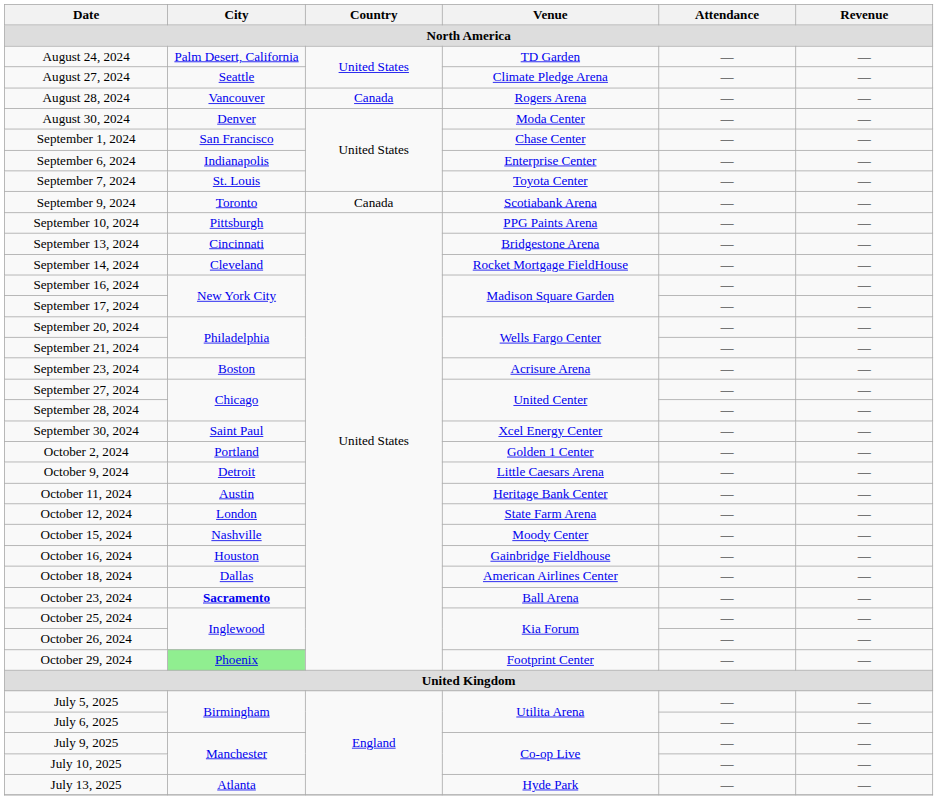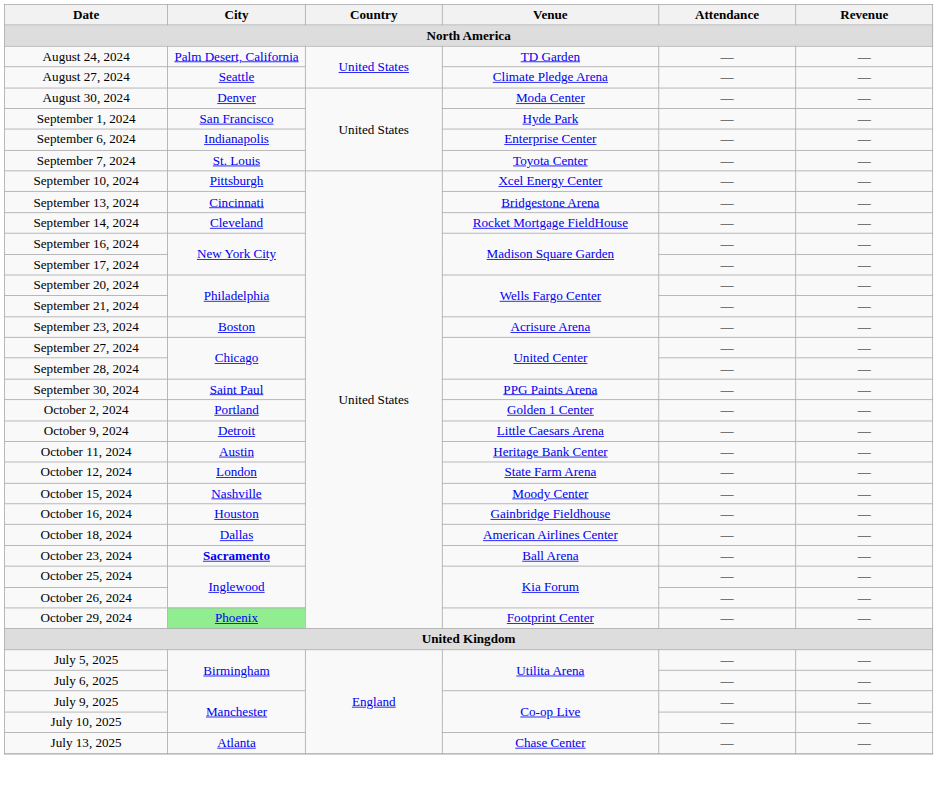- row: (86, 98)
(550, 139) Chase Center -> (550, 118) Hyde Park
- row: (86, 202)
(550, 222) PPG Paints Arena -> (550, 181) Xcel Energy Center
(550, 431) Xcel Energy Center -> (550, 389) PPG Paints Arena
(550, 784) Hyde Park -> (550, 743) Chase Center
